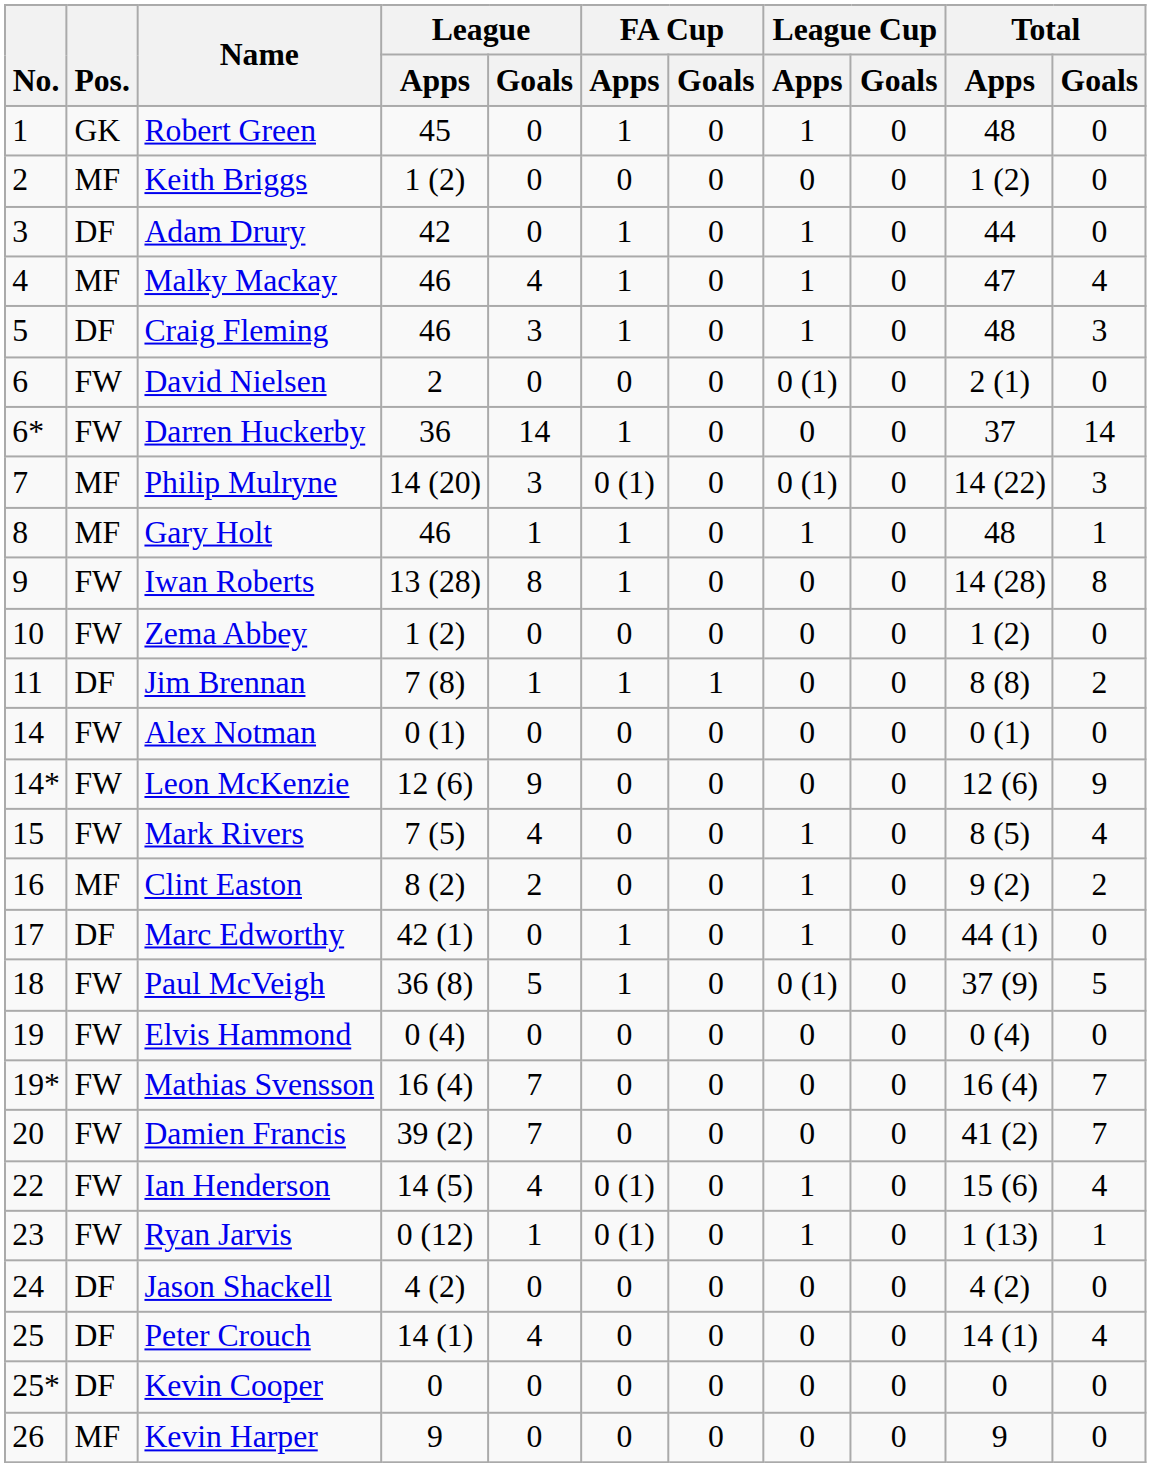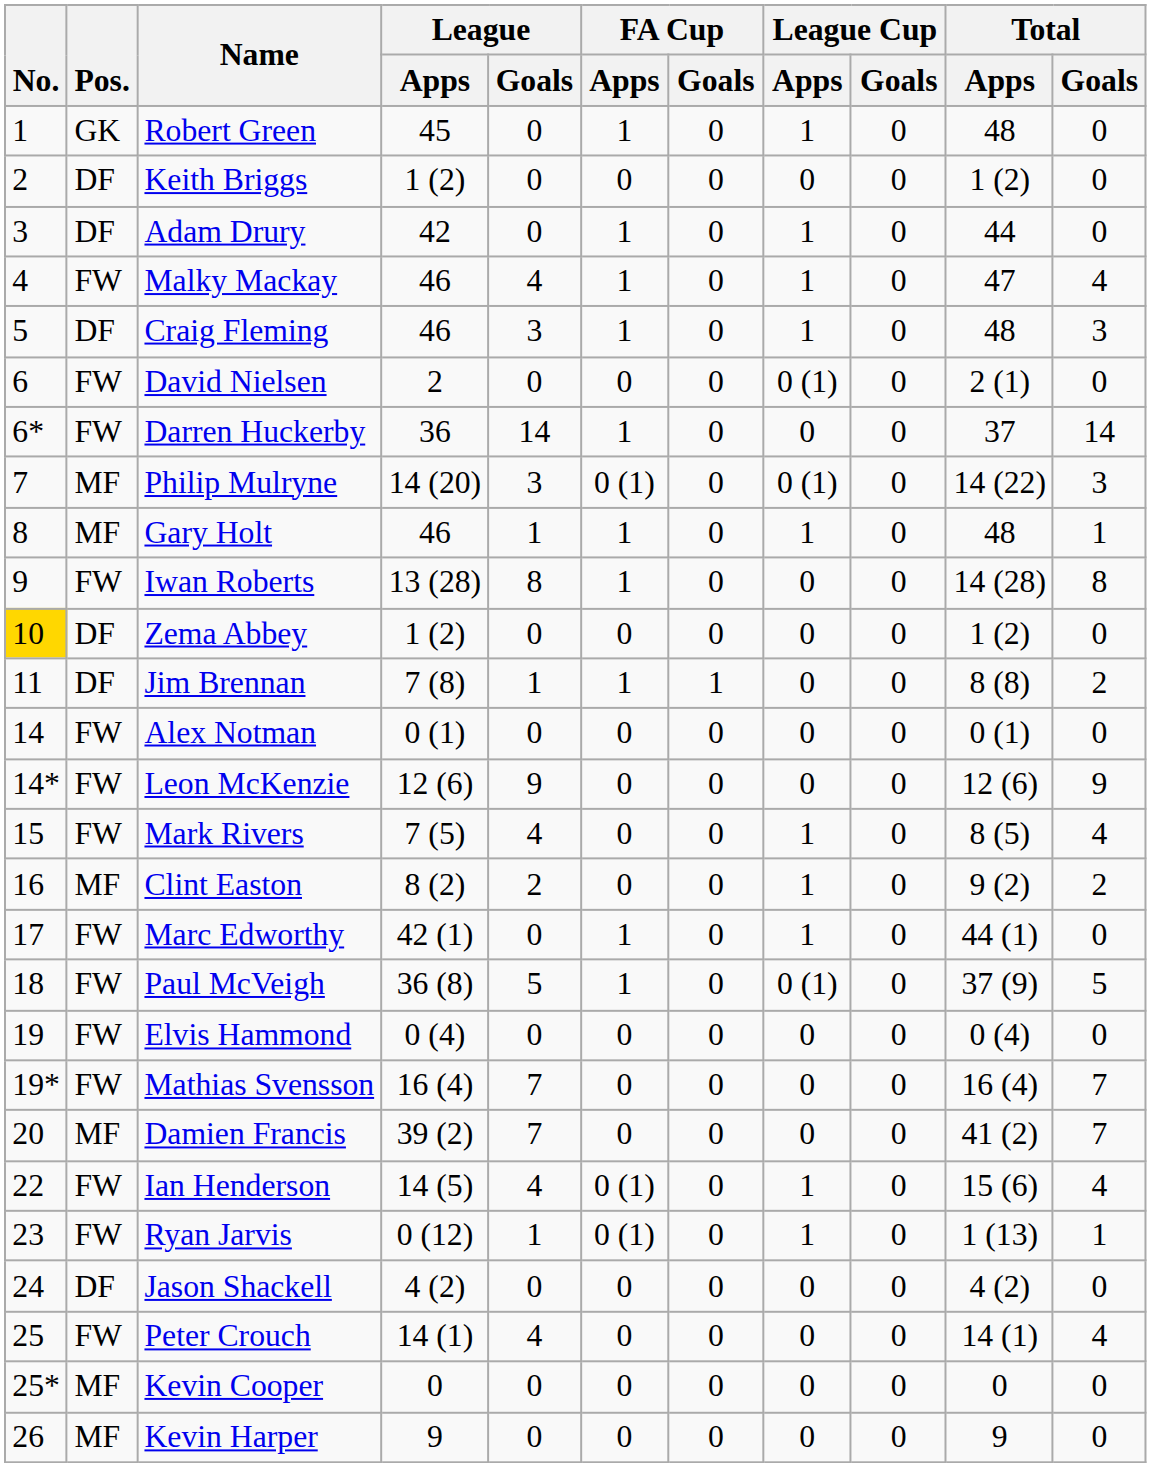(97, 180) MF -> (95, 180) DF
(97, 280) MF -> (98, 280) FW
(28, 632) no background -> (28, 632) gold background
(98, 632) FW -> (95, 632) DF
(95, 933) DF -> (98, 933) FW
(98, 1134) FW -> (97, 1134) MF
(95, 1335) DF -> (98, 1335) FW
(95, 1386) DF -> (97, 1386) MF
